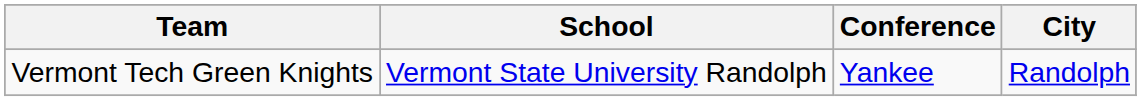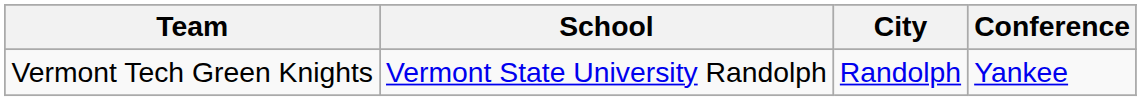columns swapped: (1069, 26) <-> (918, 26)
